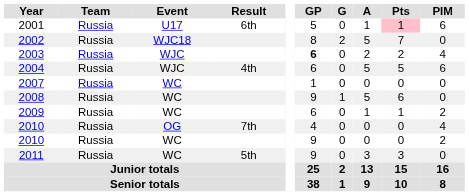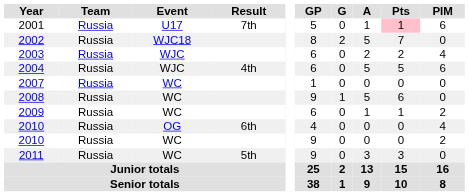(249, 25) 6th -> (249, 25) 7th
(313, 54) bold -> (313, 54) normal
(249, 126) 7th -> (249, 126) 6th
